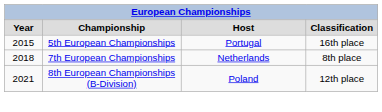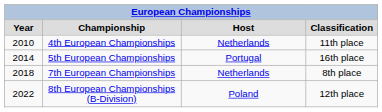+ row: (112, 43)
(23, 43) 2015 -> (23, 58) 2014
(23, 79) 2021 -> (23, 94) 2022
